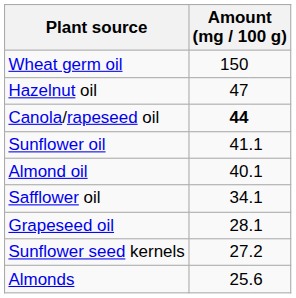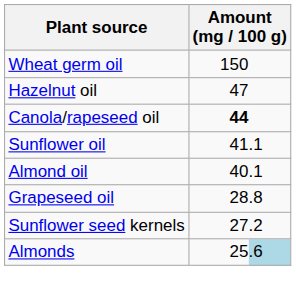- row: (54, 198)
(258, 225) .1 -> (256, 198) .8
(256, 279) no background -> (256, 252) lightblue background
